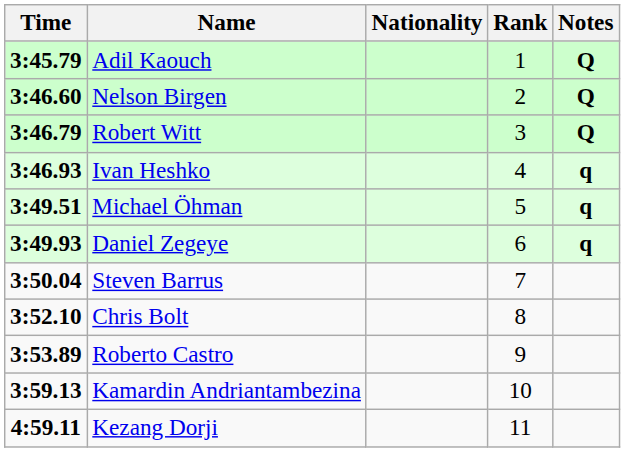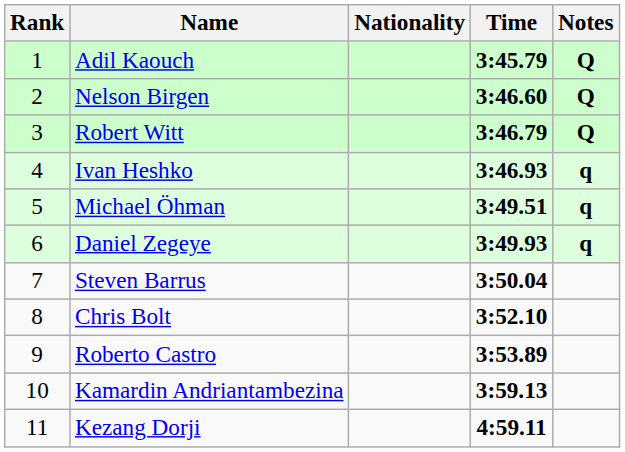columns swapped: (520, 22) <-> (46, 22)
